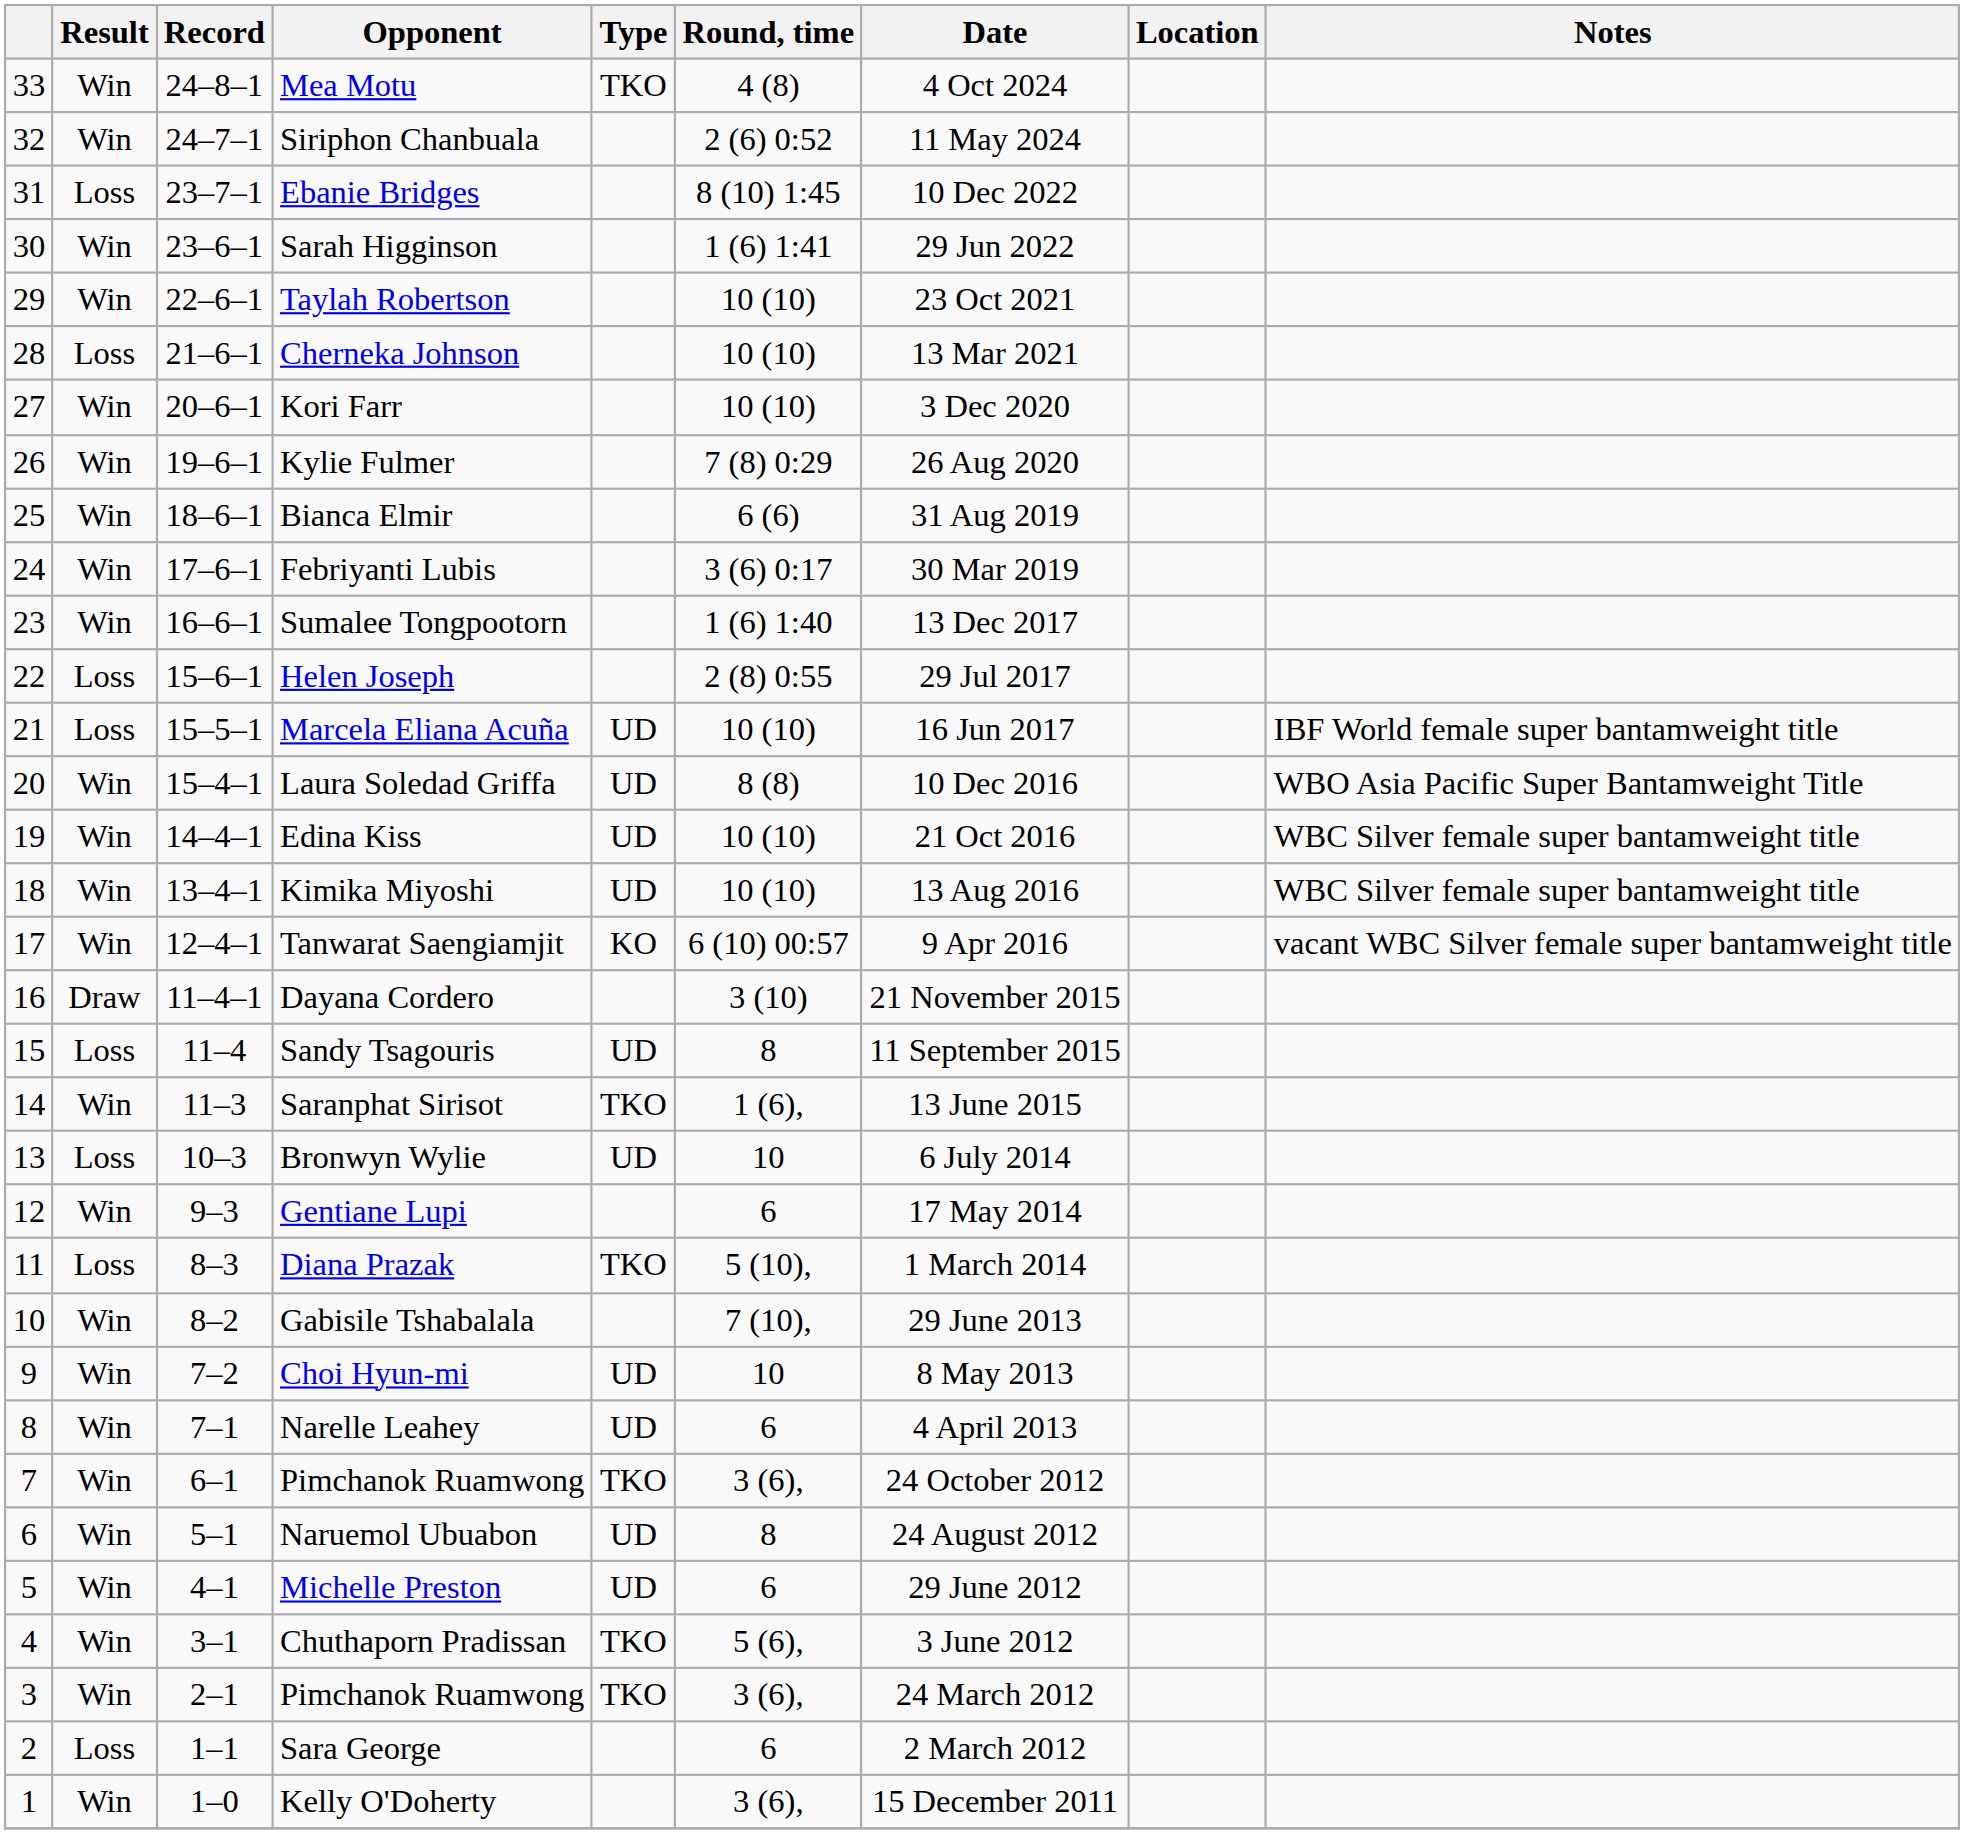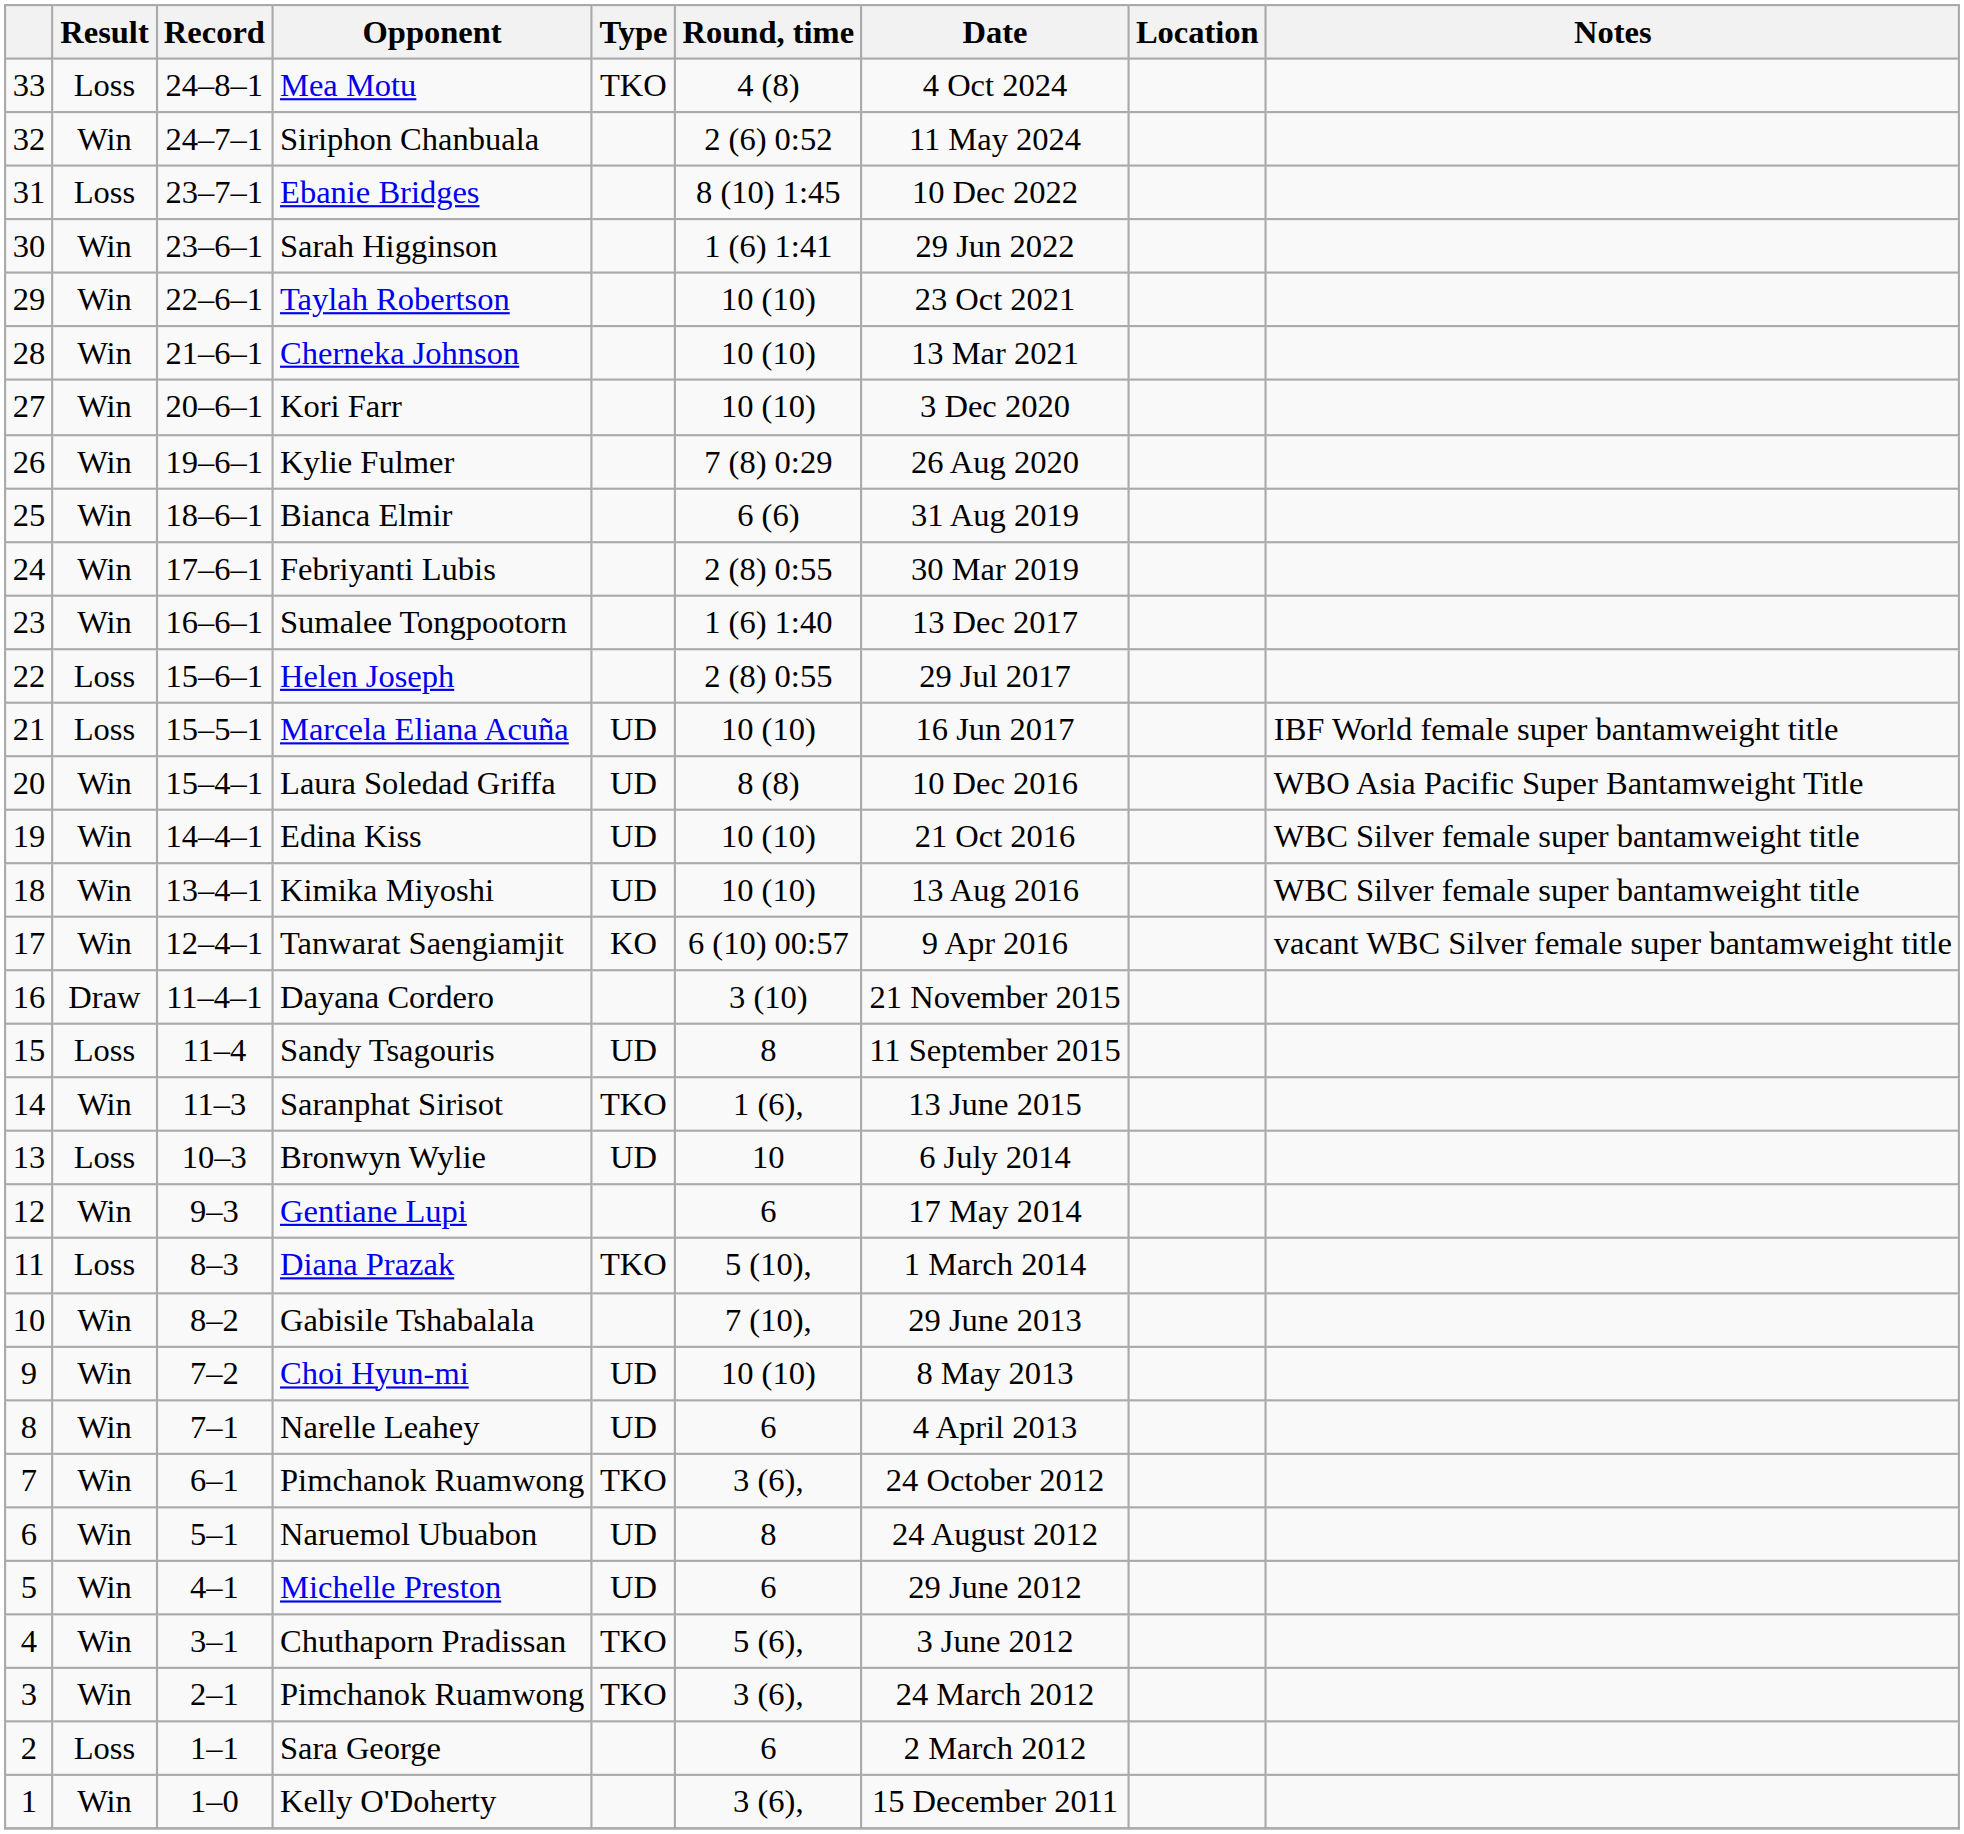(104, 85) Win -> (104, 85) Loss
(104, 353) Loss -> (104, 353) Win
(768, 567) 3 (6) 0:17 -> (768, 567) 2 (8) 0:55
(768, 1372) 10 -> (768, 1372) 10 (10)
